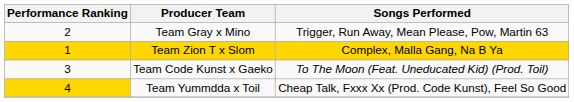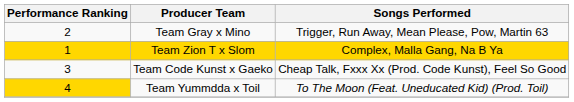(422, 69) To The Moon (Feat. Uneducated Kid) (Prod. Toil) -> (422, 69) Cheap Talk, Fxxx Xx (Prod. Code Kunst), Feel So Good
(422, 87) Cheap Talk, Fxxx Xx (Prod. Code Kunst), Feel So Good -> (422, 87) To The Moon (Feat. Uneducated Kid) (Prod. Toil)
